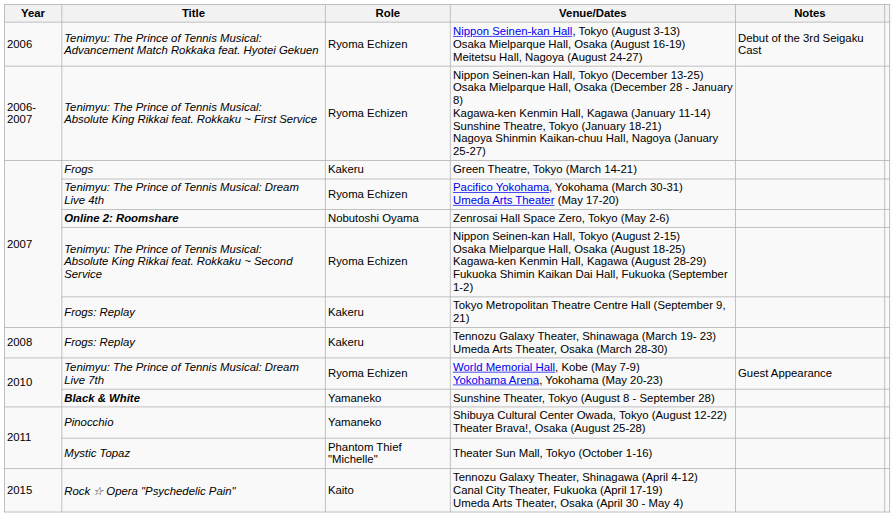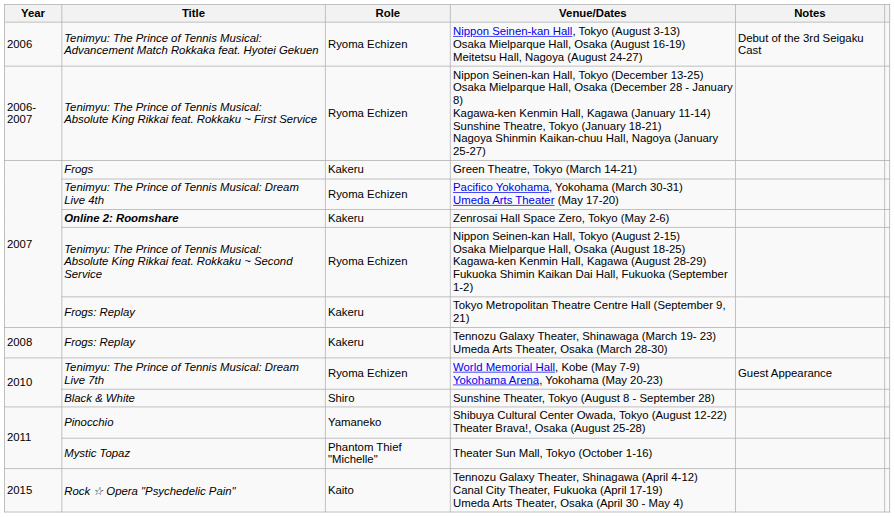(373, 218) Nobutoshi Oyama -> (346, 218) Kakeru
(102, 398) bold -> (100, 398) normal
(355, 398) Yamaneko -> (341, 398) Shiro
